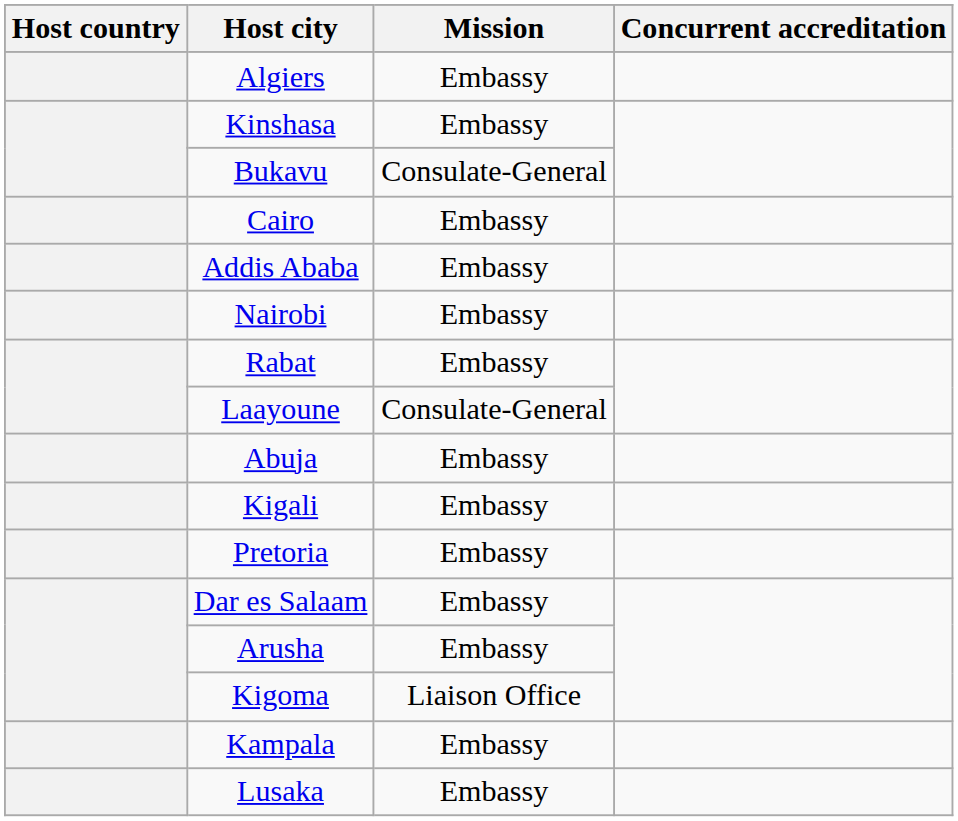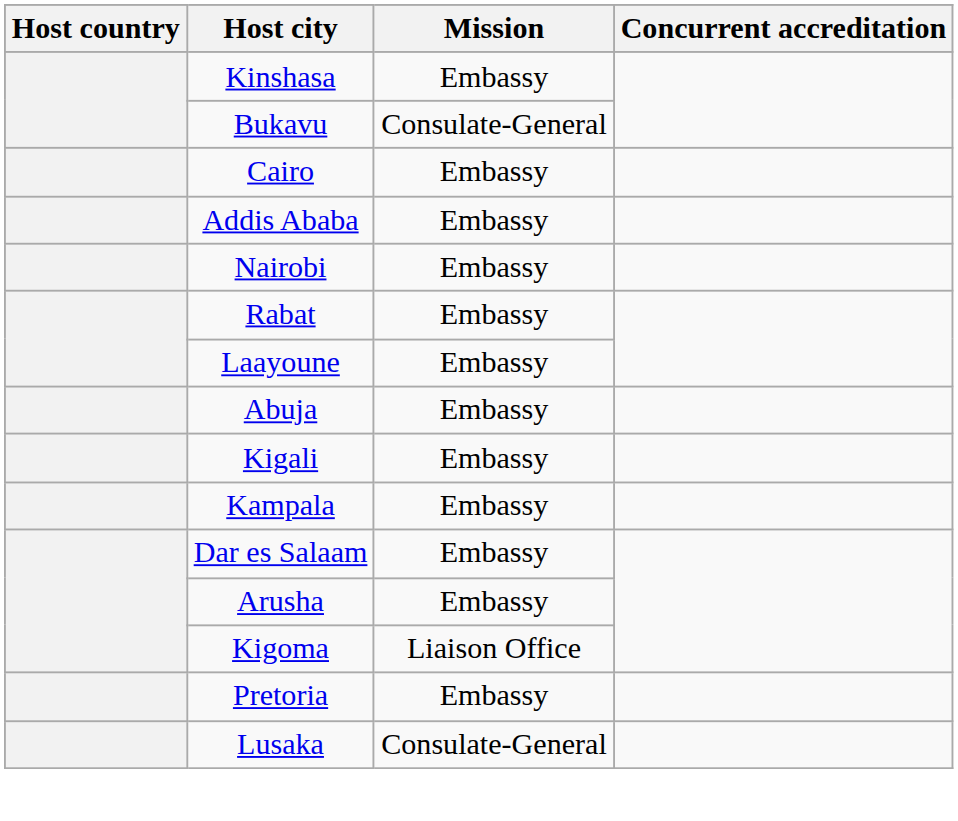- row: (281, 76)
(494, 409) Consulate-General -> (494, 362) Embassy
rows swapped: (281, 553) <-> (281, 743)
(494, 791) Embassy -> (494, 743) Consulate-General
